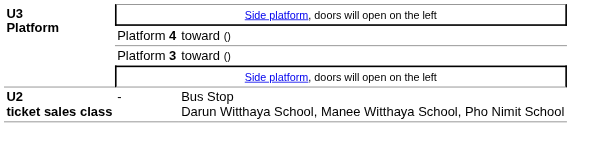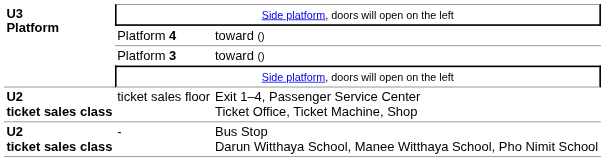+ row: (164, 97)
